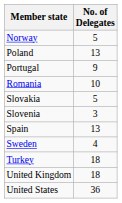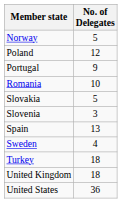(95, 53) 13 -> (95, 53) 12
